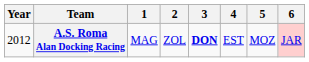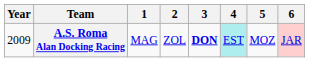(19, 39) 2012 -> (19, 39) 2009
(233, 39) no background -> (233, 39) paleturquoise background
